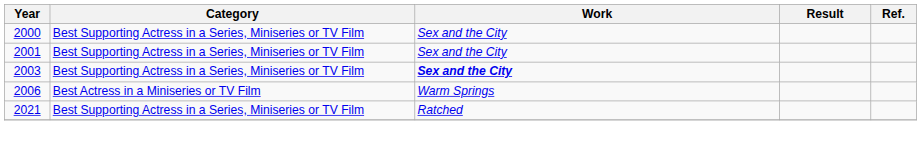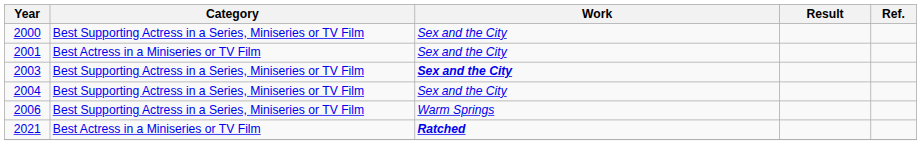(208, 52) Best Supporting Actress in a Series, Miniseries or TV Film -> (157, 52) Best Actress in a Miniseries or TV Film
+ row: (27, 91)
(157, 91) Best Actress in a Miniseries or TV Film -> (208, 110) Best Supporting Actress in a Series, Miniseries or TV Film
(208, 110) Best Supporting Actress in a Series, Miniseries or TV Film -> (157, 129) Best Actress in a Miniseries or TV Film
(440, 110) normal -> (441, 129) bold
